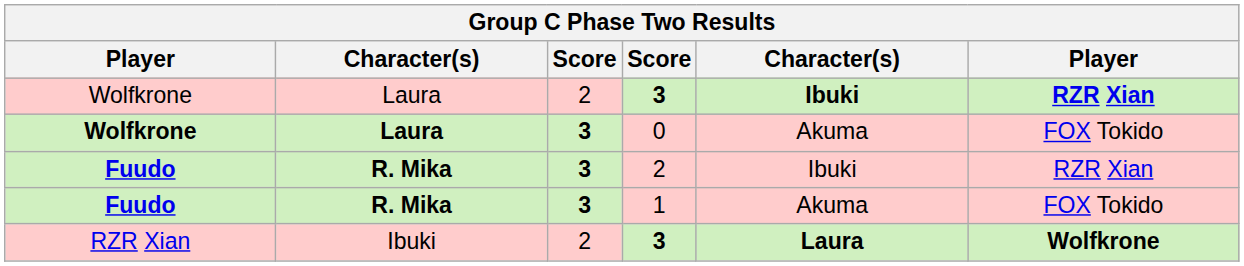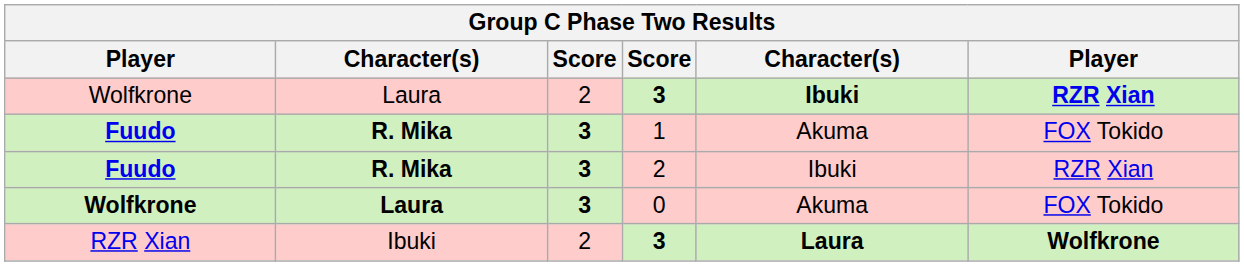rows swapped: (140, 205) <-> (140, 132)
